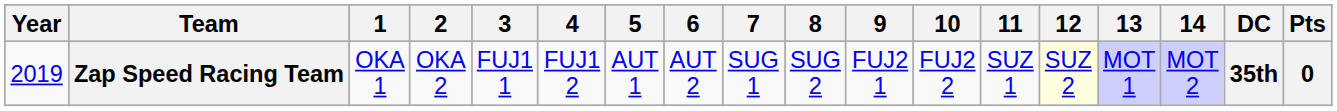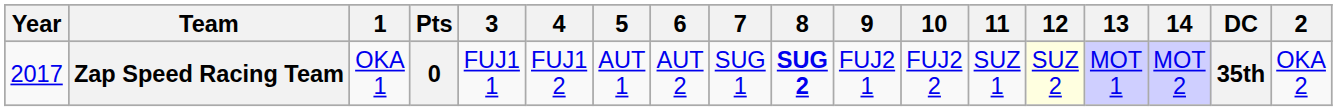columns swapped: (441, 23) <-> (1308, 23)
(37, 73) 2019 -> (37, 73) 2017
(815, 73) normal -> (802, 73) bold
